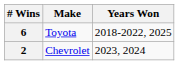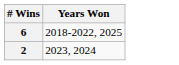- column: (67, 13)
